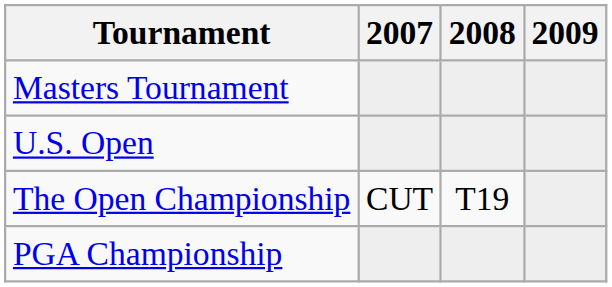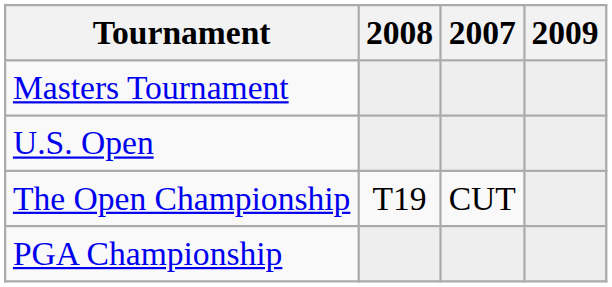columns swapped: (400, 32) <-> (482, 32)
